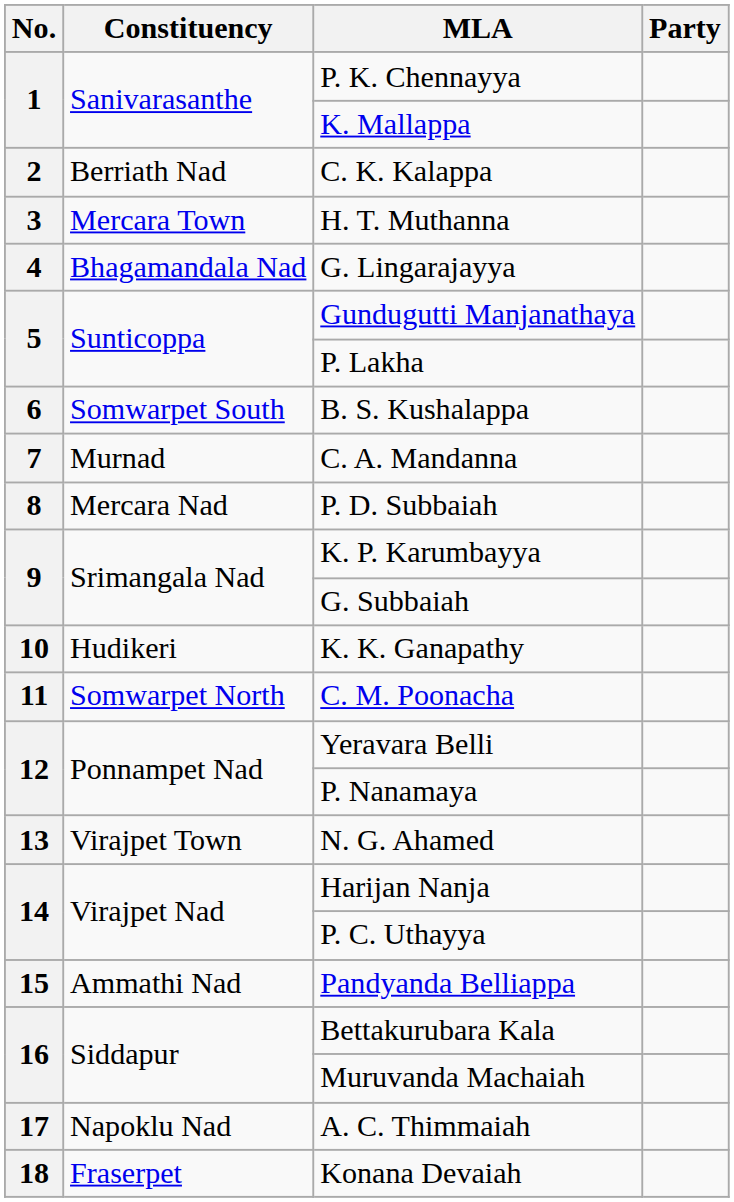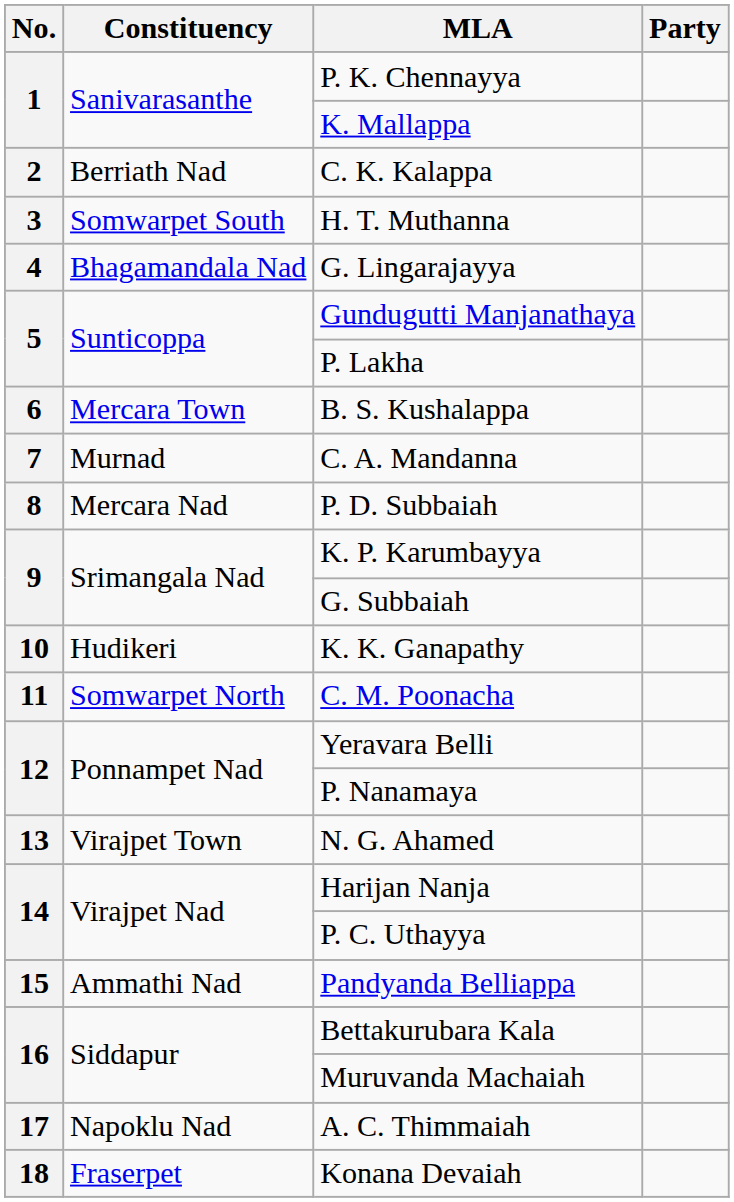(158, 219) Mercara Town -> (177, 219) Somwarpet South
(177, 409) Somwarpet South -> (158, 409) Mercara Town
